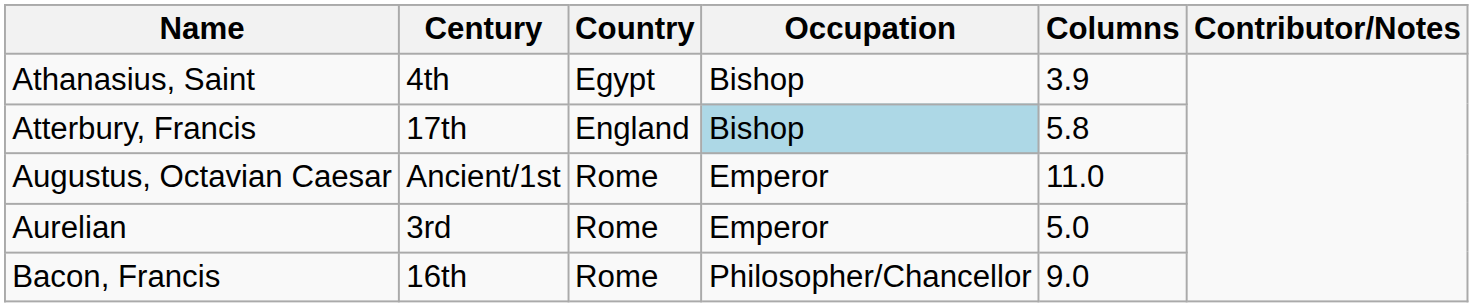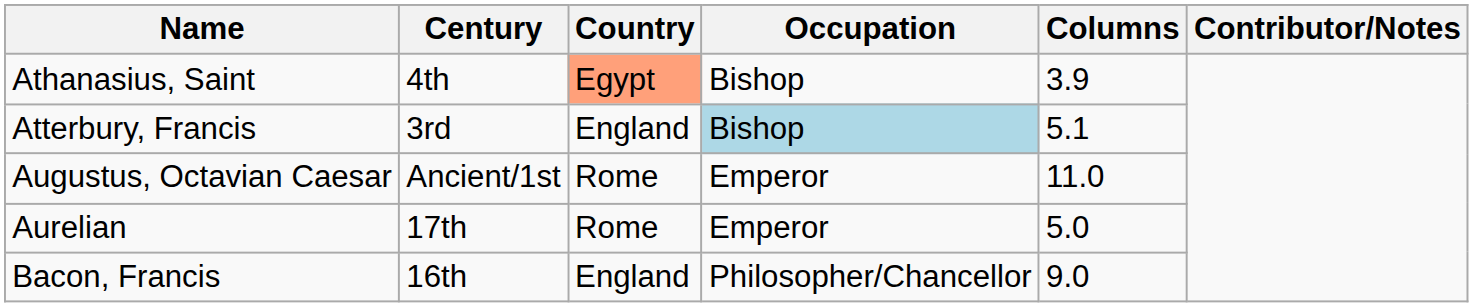(615, 78) no background -> (615, 78) lightsalmon background
(437, 128) 17th -> (429, 128) 3rd
(1068, 128) 5.8 -> (1068, 128) 5.1
(429, 227) 3rd -> (437, 227) 17th
(617, 276) Rome -> (632, 276) England
